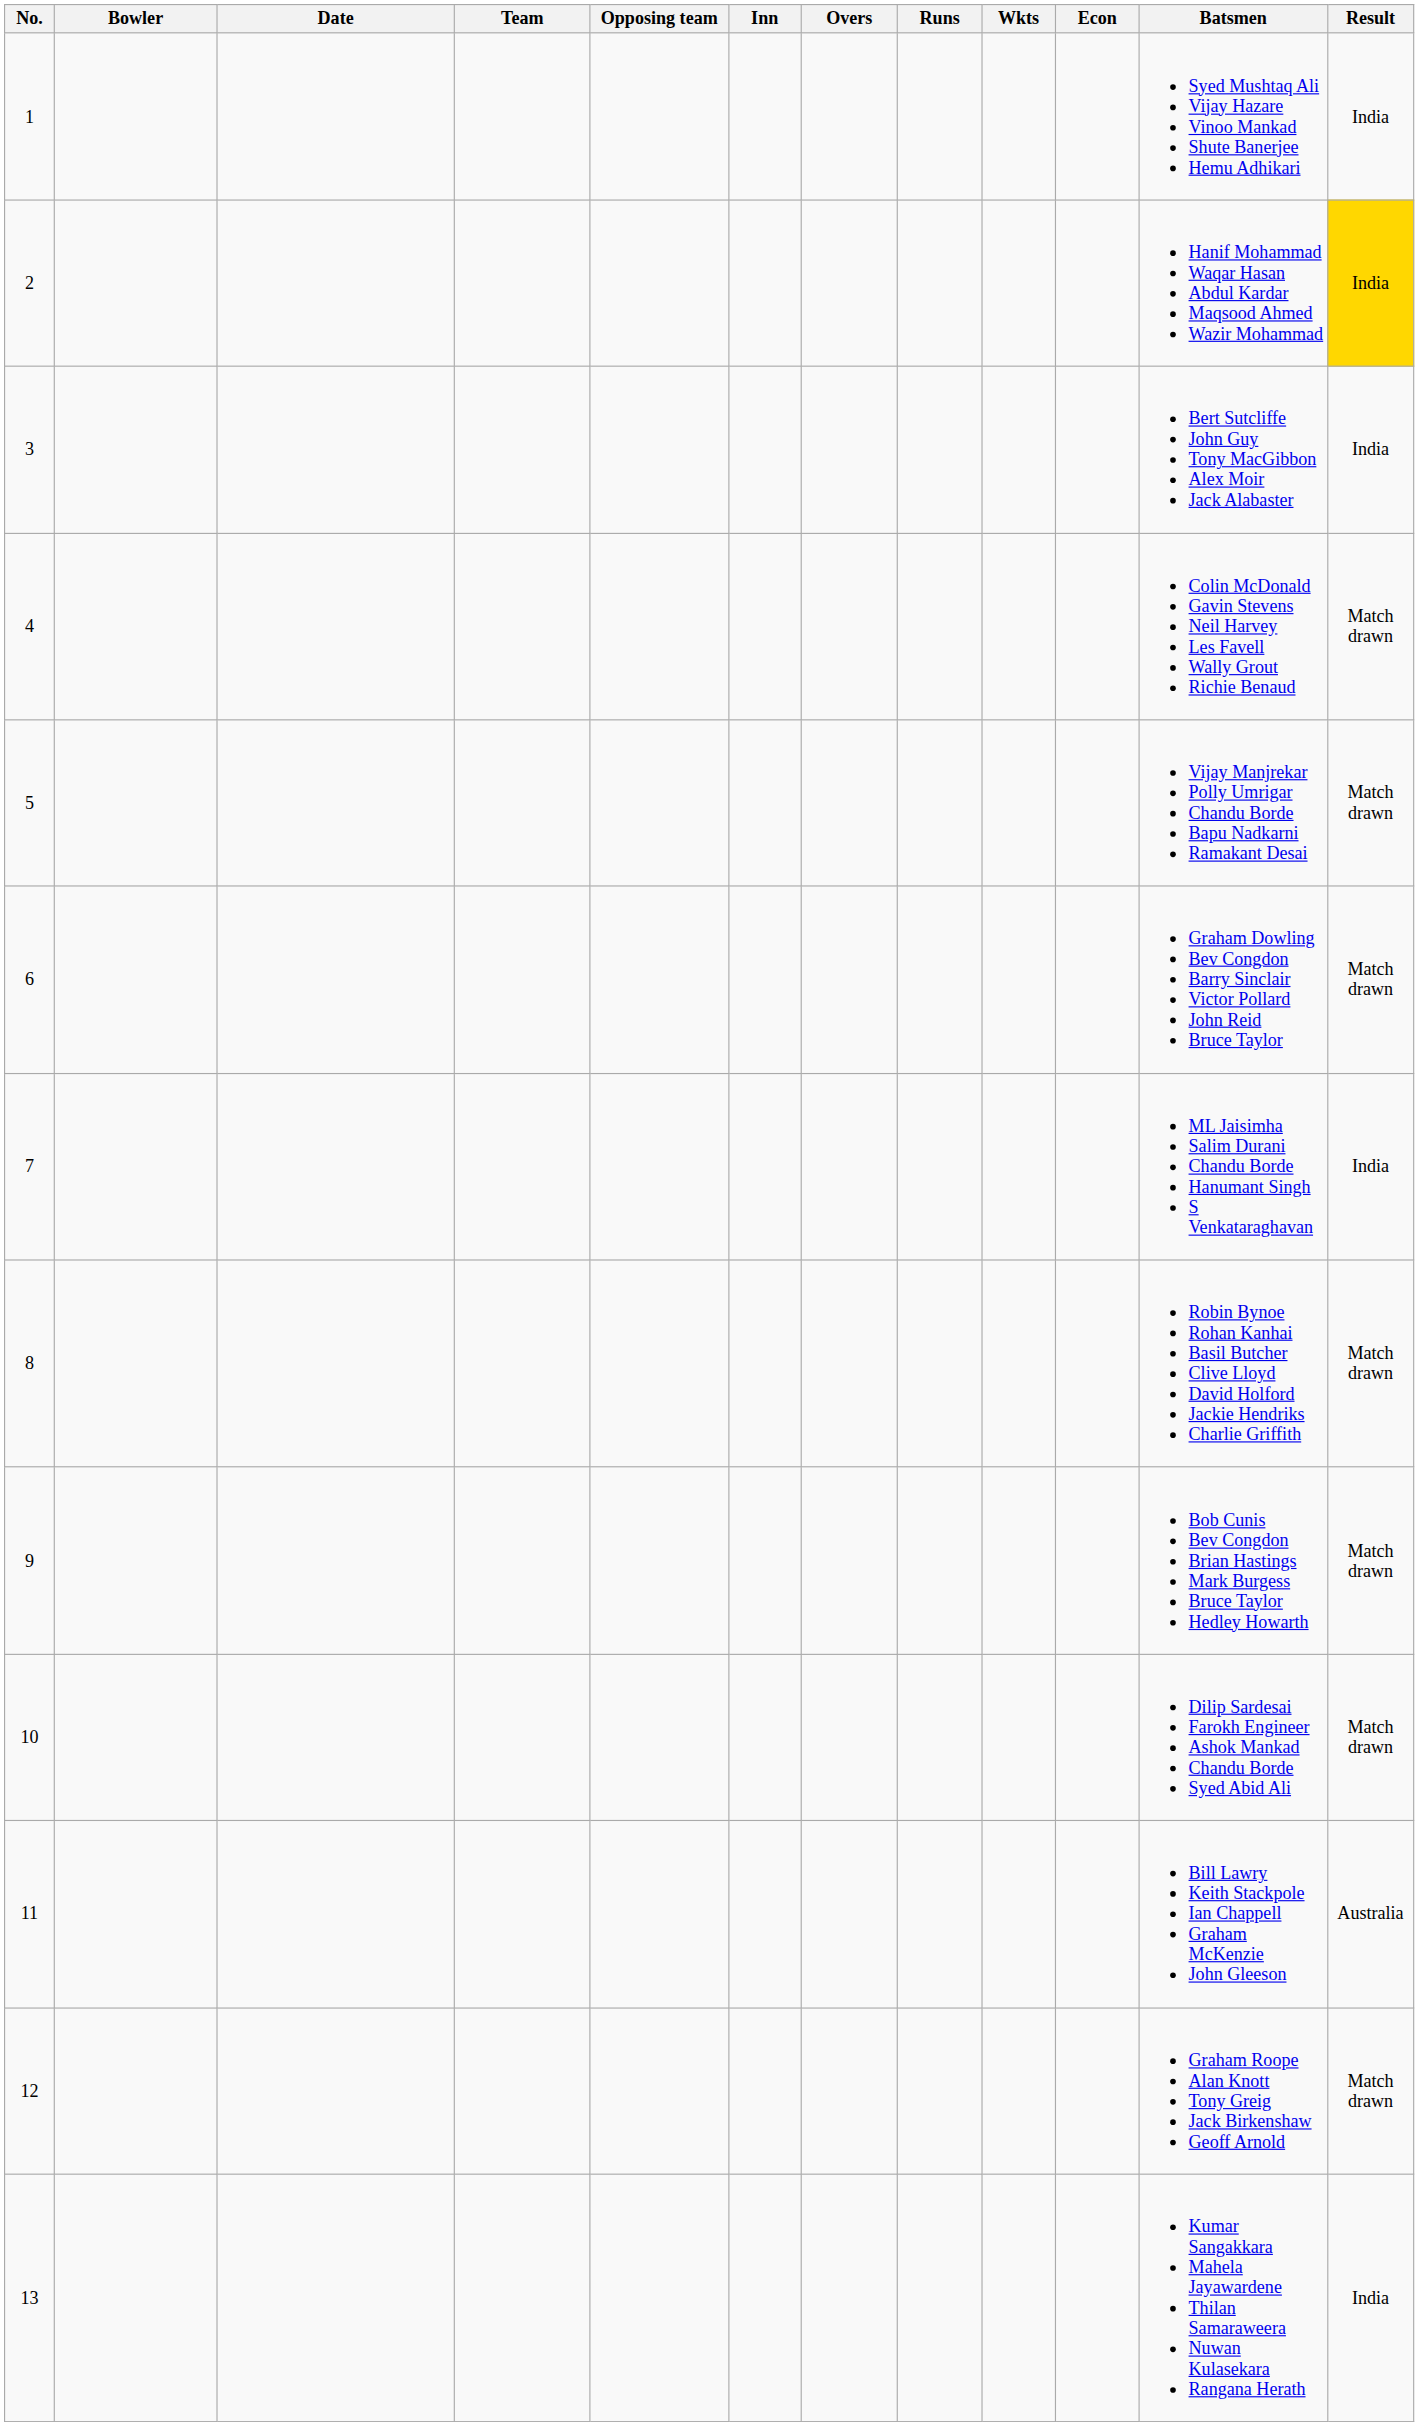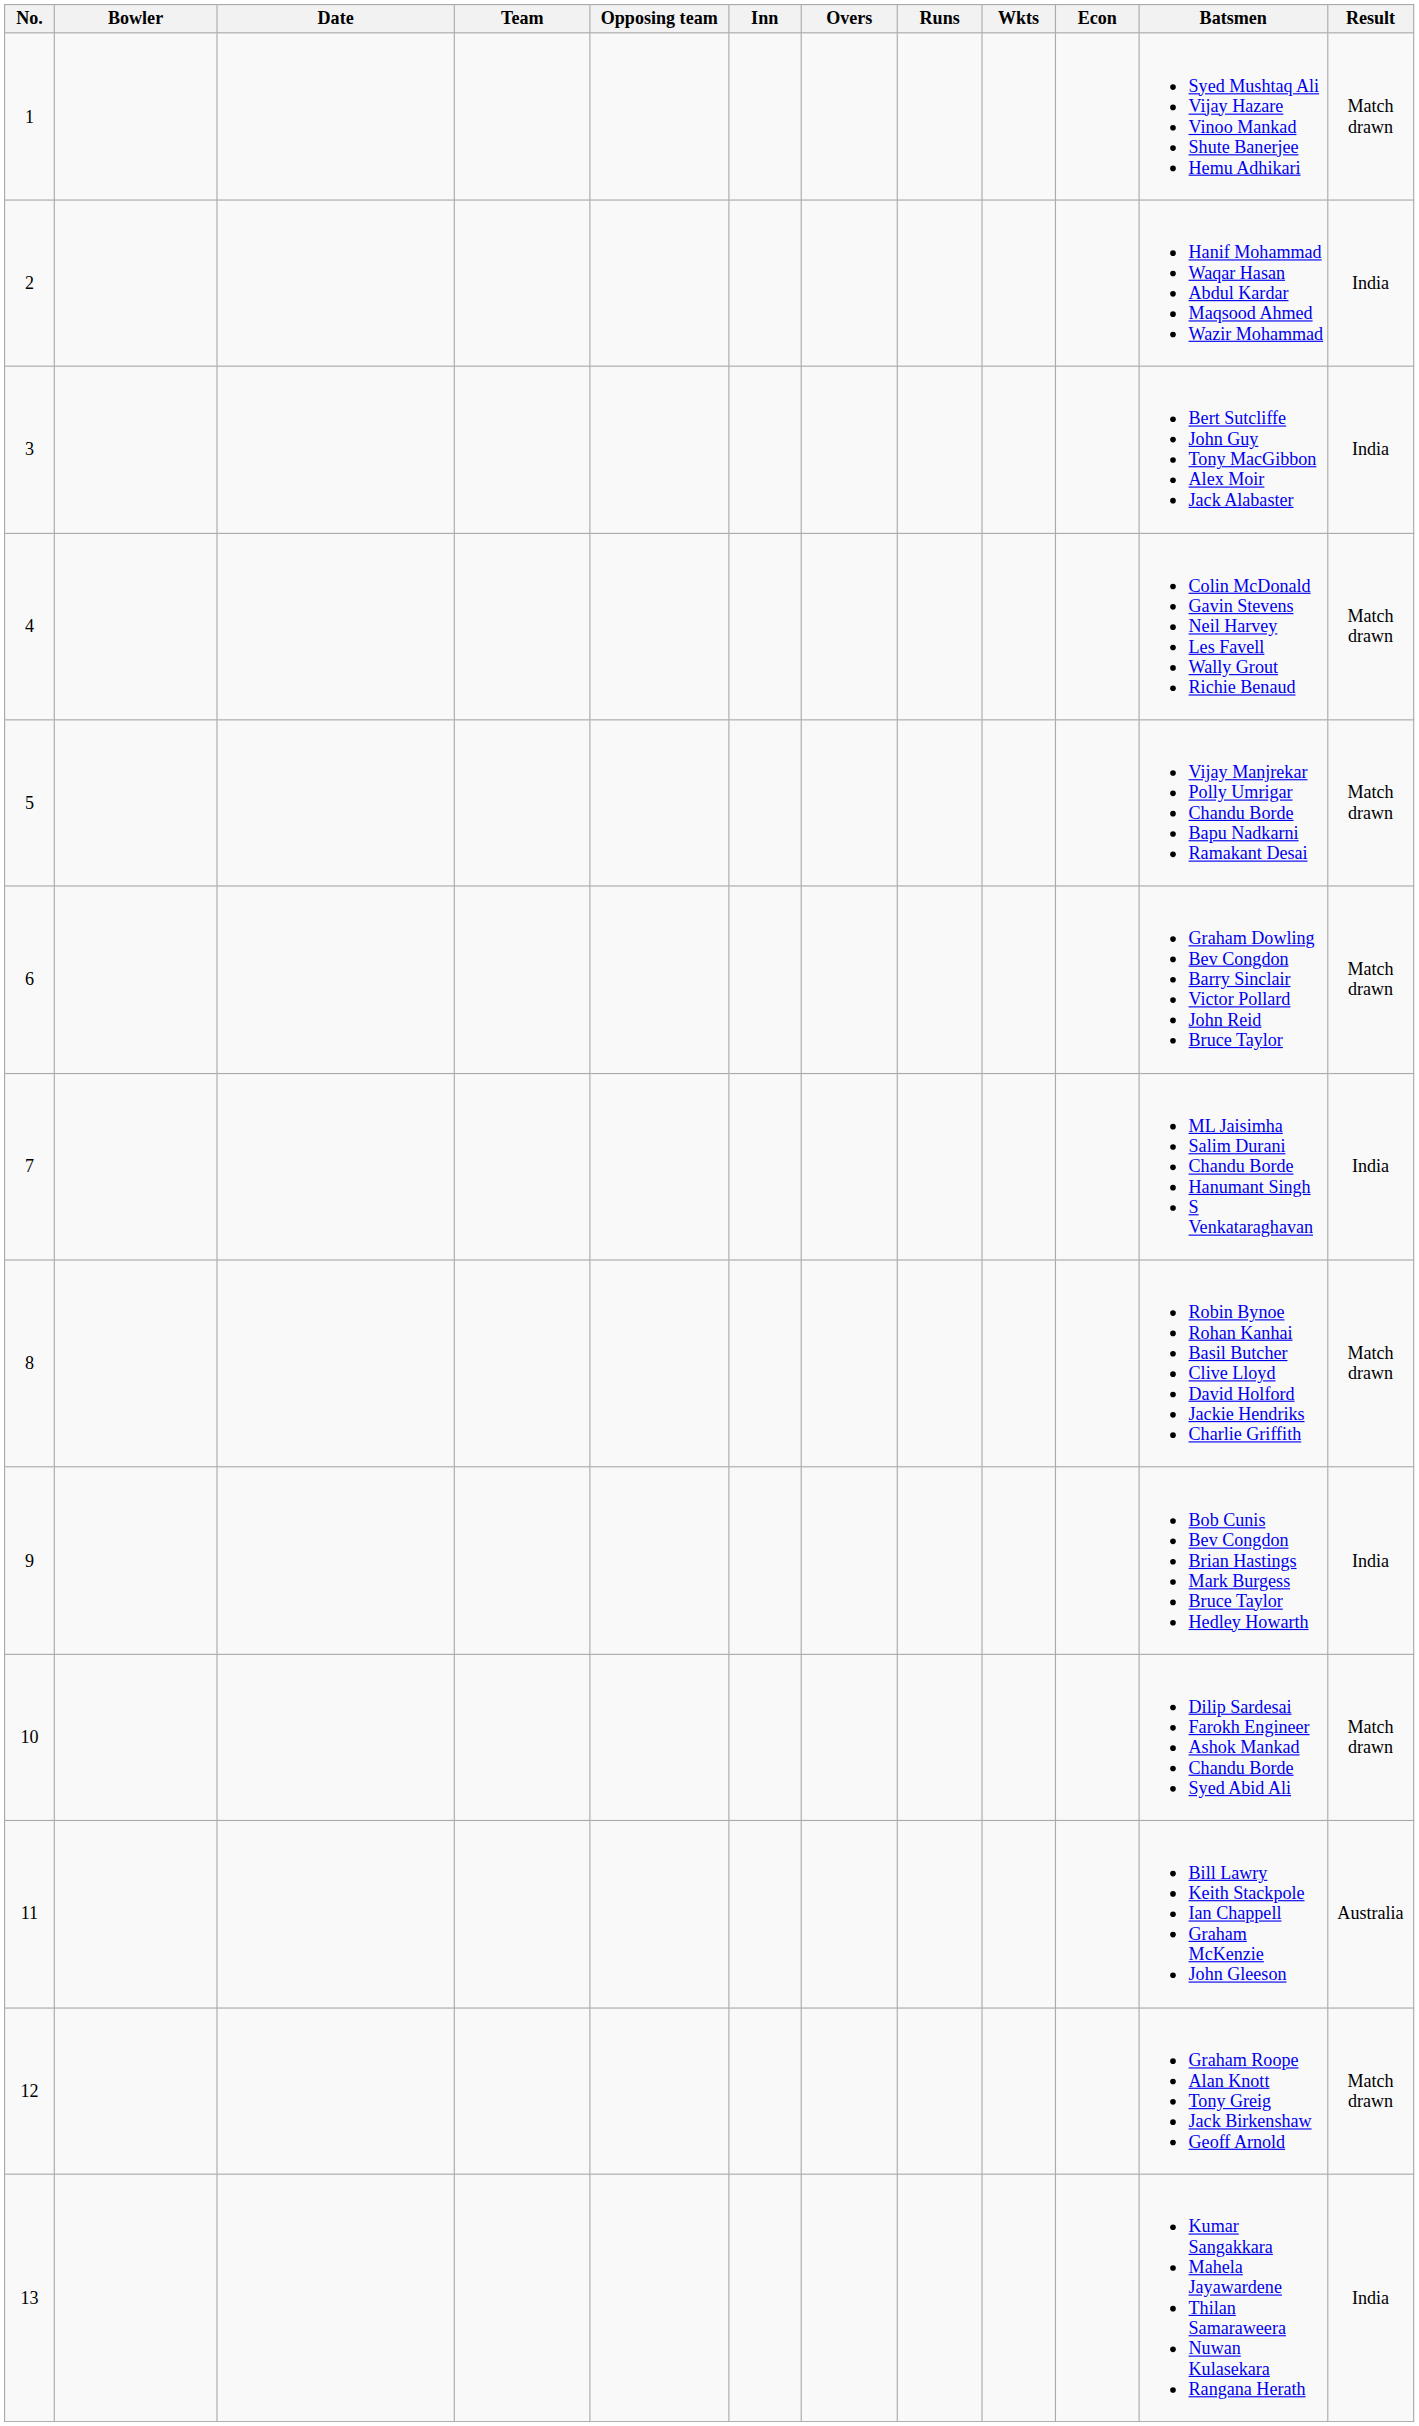(1370, 116) India -> (1370, 116) Match drawn
(1370, 282) gold background -> (1370, 282) no background
(1370, 1560) Match drawn -> (1370, 1560) India
